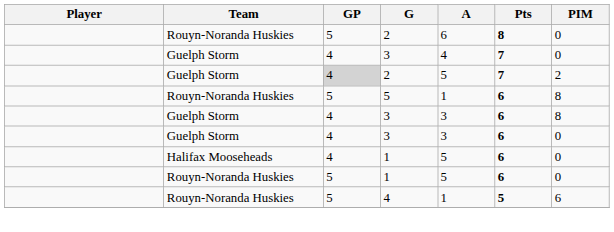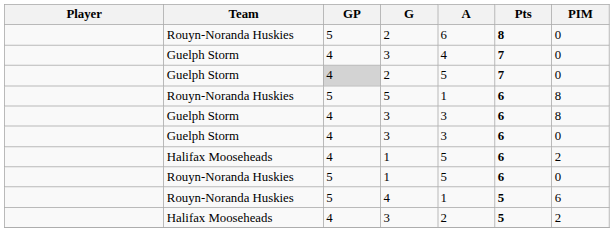(558, 75) 2 -> (558, 75) 0
(558, 156) 0 -> (558, 156) 2
+ row: (220, 217)
